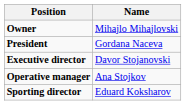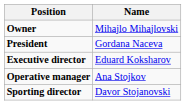(133, 60) Davor Stojanovski -> (133, 60) Eduard Koksharov
(133, 92) Eduard Koksharov -> (133, 92) Davor Stojanovski
